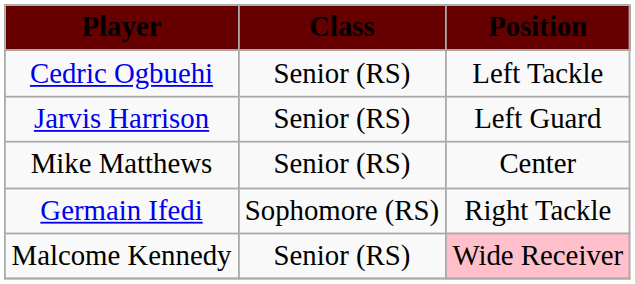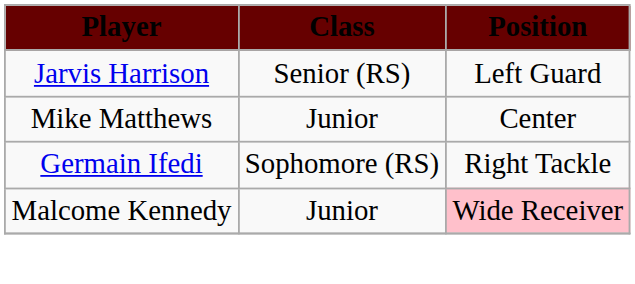- row: (122, 73)
(342, 164) Senior (RS) -> (342, 118) Junior
(342, 255) Senior (RS) -> (342, 210) Junior
